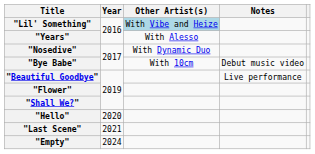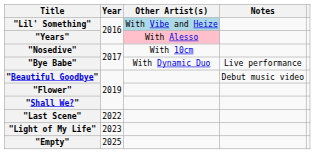(172, 37) no background -> (172, 37) pink background
(172, 50) With Dynamic Duo -> (172, 50) With 10cm
(172, 63) With 10cm -> (172, 63) With Dynamic Duo
(263, 63) Debut music video -> (263, 63) Live performance
(263, 77) Live performance -> (263, 77) Debut music video
- row: (52, 116)
(112, 129) 2021 -> (112, 116) 2022
+ row: (52, 129)
(112, 142) 2024 -> (112, 142) 2025
